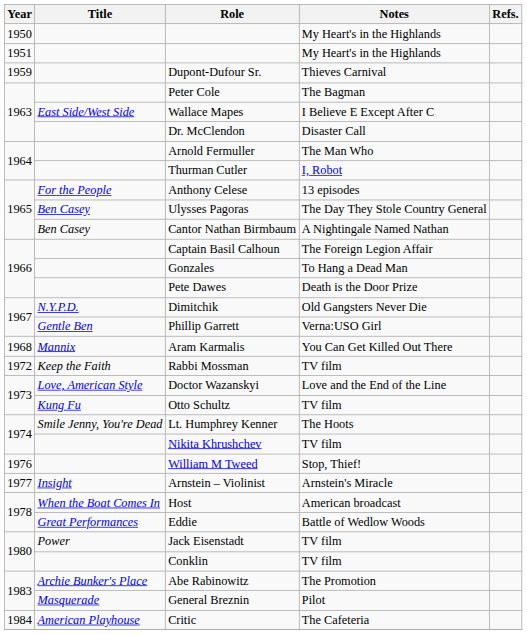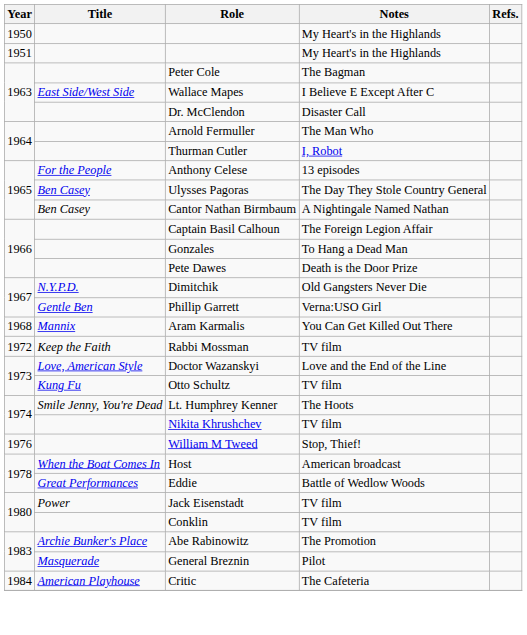- row: (20, 72)
- row: (20, 483)
